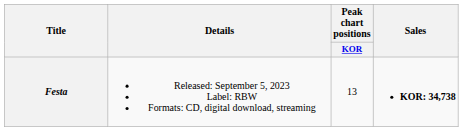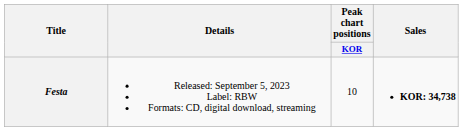(352, 91) 13 -> (352, 91) 10
